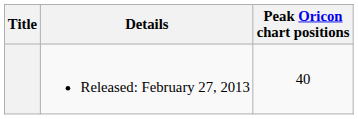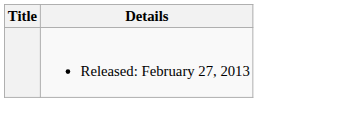- column: (303, 24)
